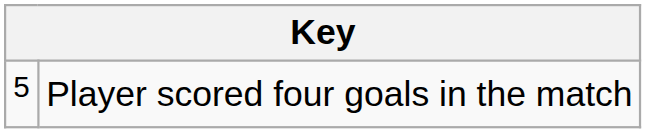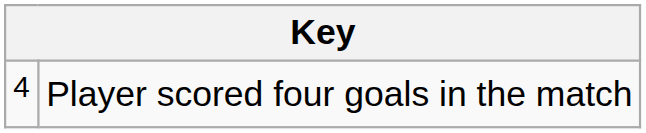(22, 86) 5 -> (22, 86) 4
